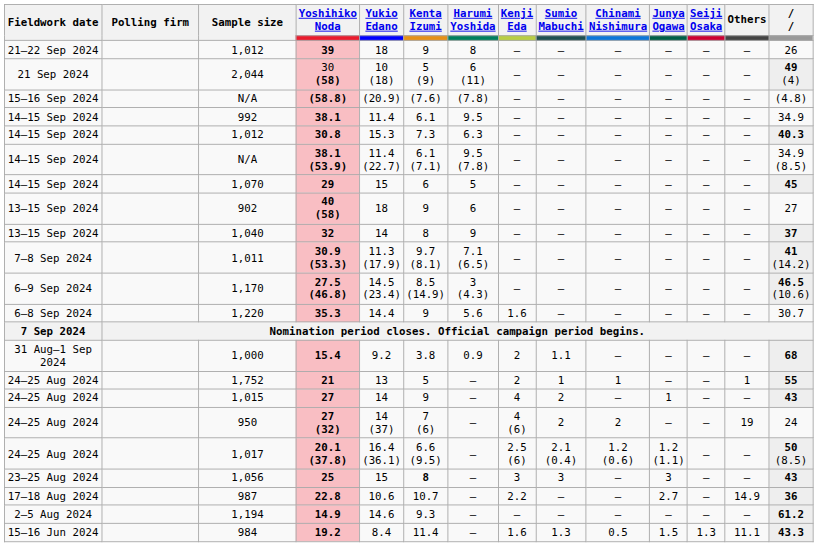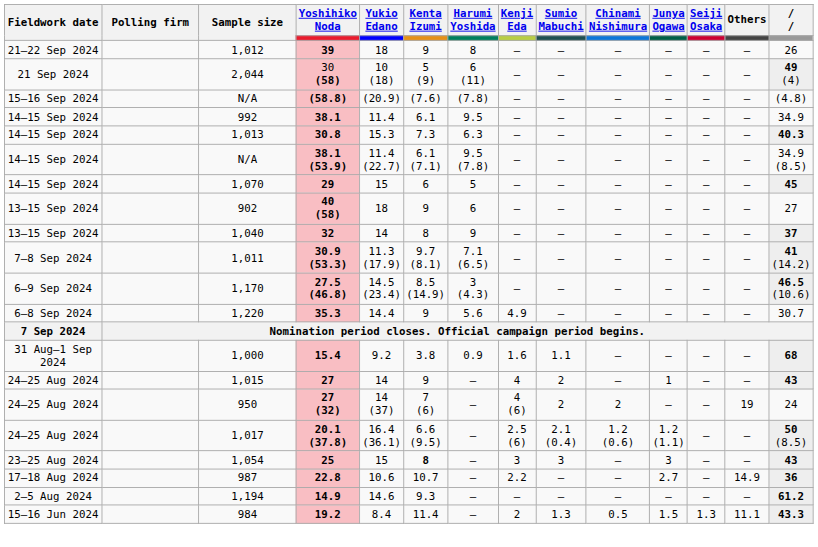(247, 135) 1,012 -> (247, 135) 1,013
(517, 313) 1.6 -> (517, 313) 4.9
(517, 355) 2 -> (517, 355) 1.6
- row: (328, 380)
(247, 478) 1,056 -> (247, 460) 1,054
(517, 532) 1.6 -> (517, 514) 2
